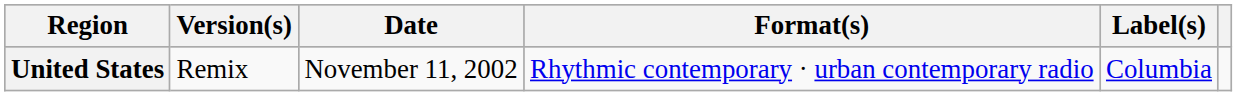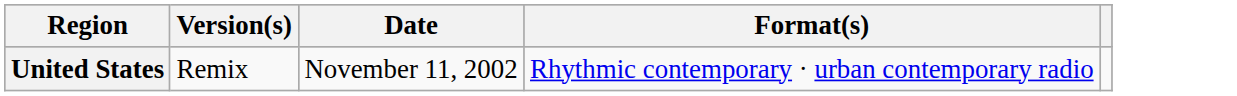- column: (1159, 25)
